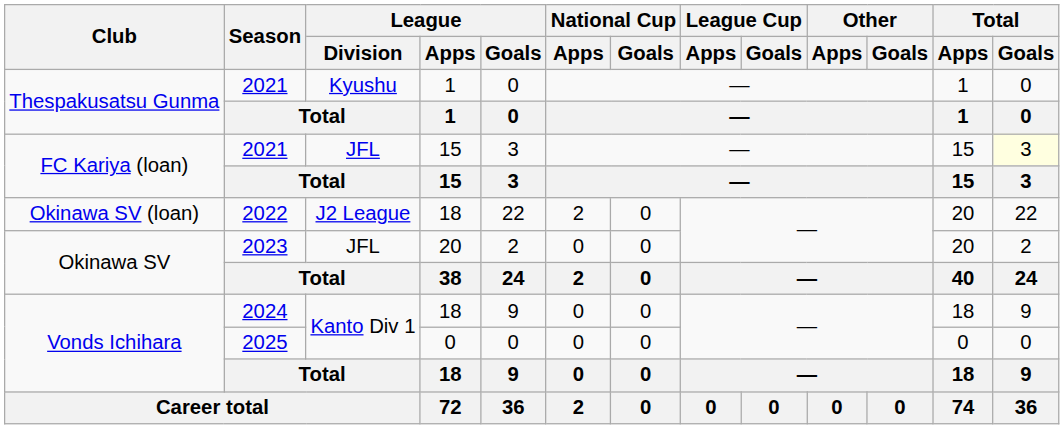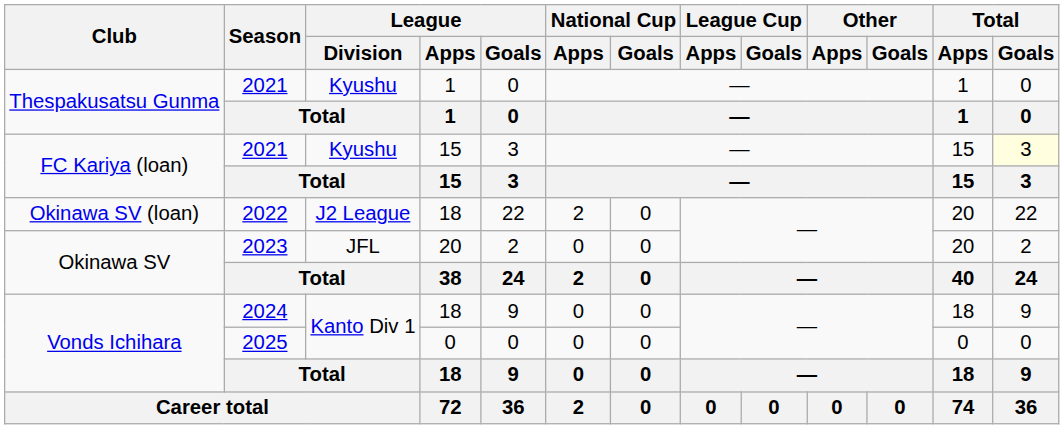(363, 149) JFL -> (363, 149) Kyushu
